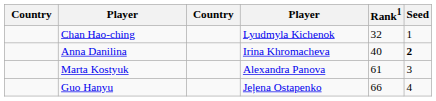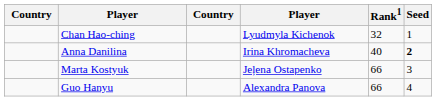(284, 69) Alexandra Panova -> (282, 69) Jeļena Ostapenko
(376, 69) 61 -> (376, 69) 66
(282, 87) Jeļena Ostapenko -> (284, 87) Alexandra Panova
